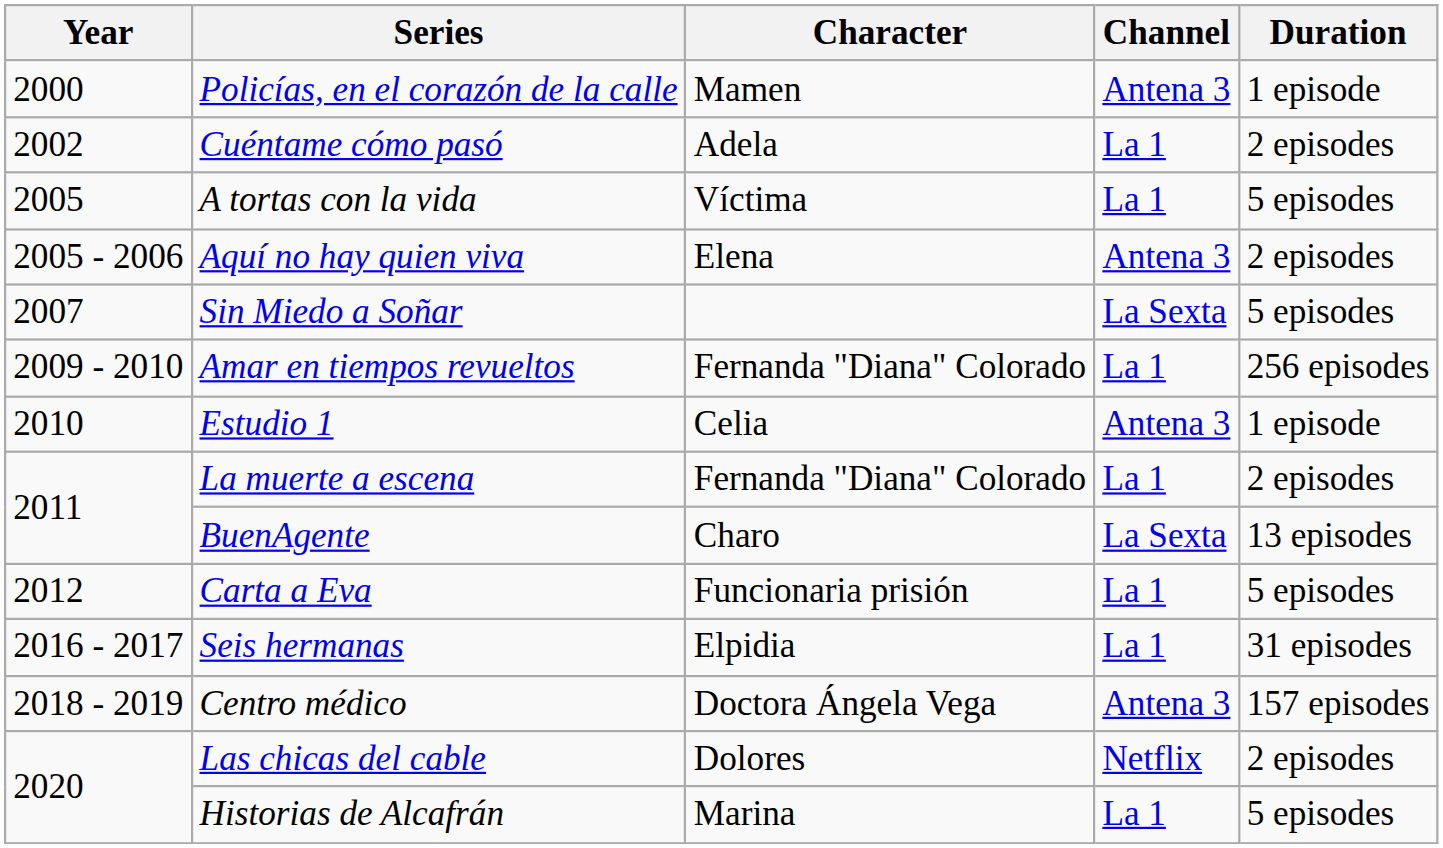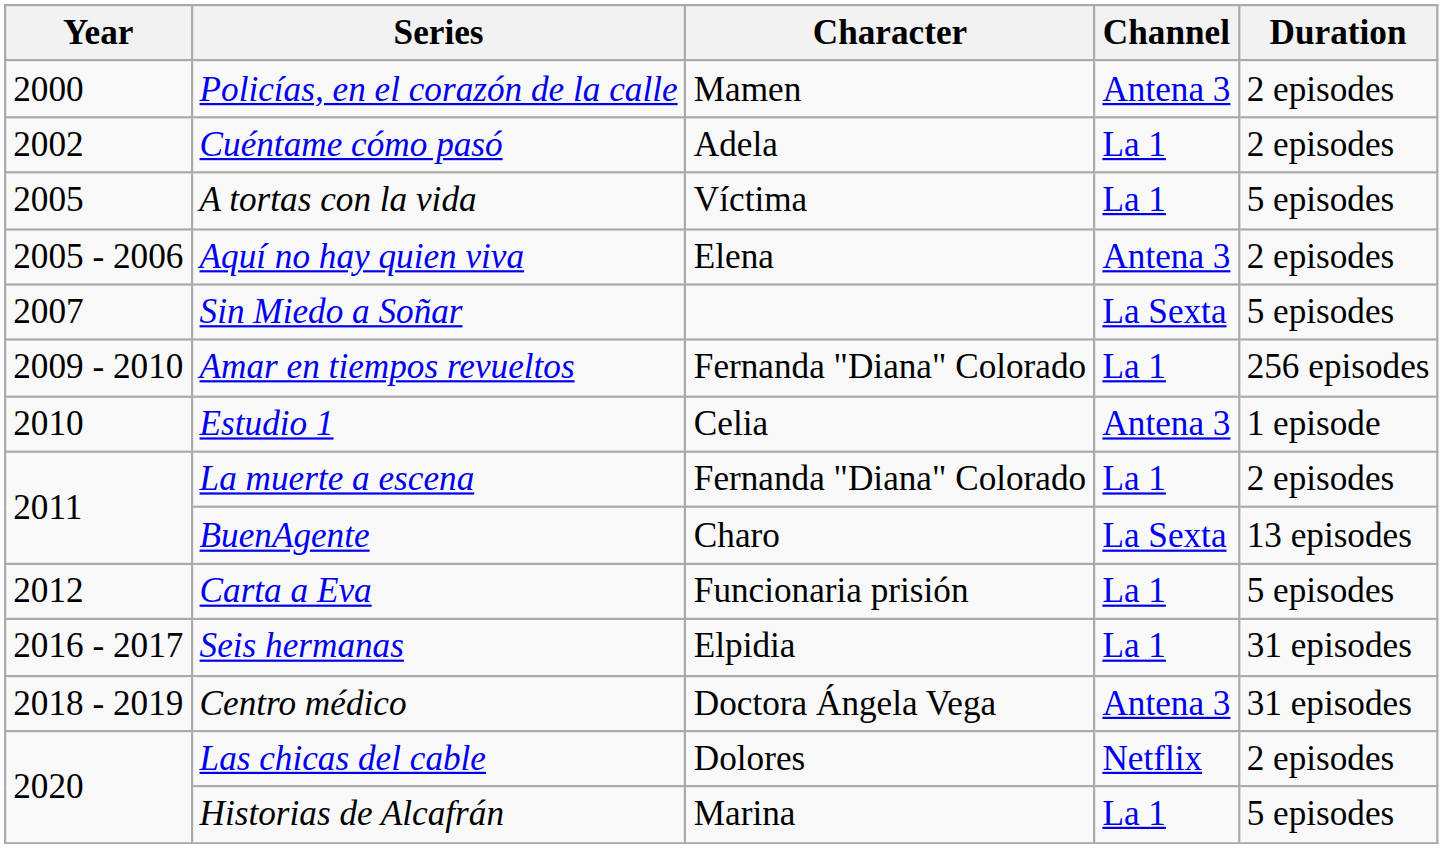(1314, 88) 1 episode -> (1320, 88) 2 episodes
(1338, 702) 157 episodes -> (1329, 702) 31 episodes
